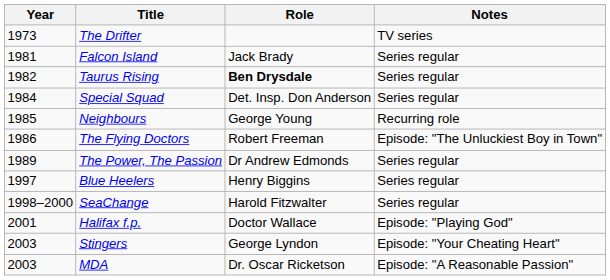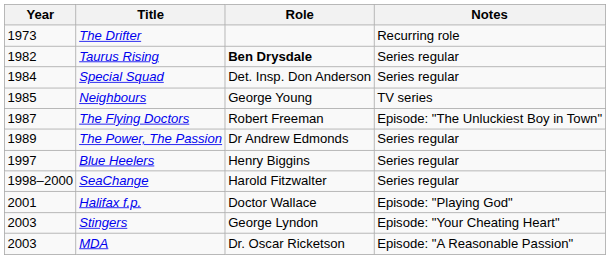(405, 35) TV series -> (418, 35) Recurring role
- row: (118, 56)
(418, 118) Recurring role -> (405, 98) TV series
(22, 139) 1986 -> (22, 118) 1987
